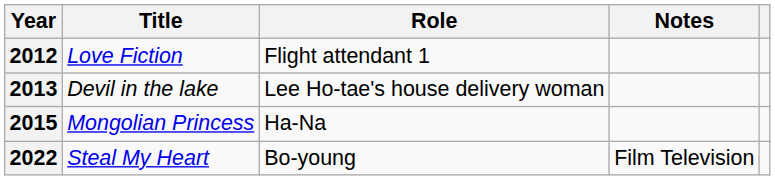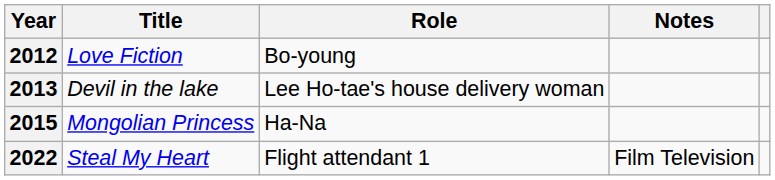(347, 55) Flight attendant 1 -> (310, 55) Bo-young
(310, 157) Bo-young -> (347, 157) Flight attendant 1
